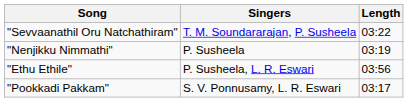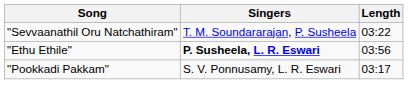- row: (60, 50)
(248, 69) normal -> (251, 50) bold
